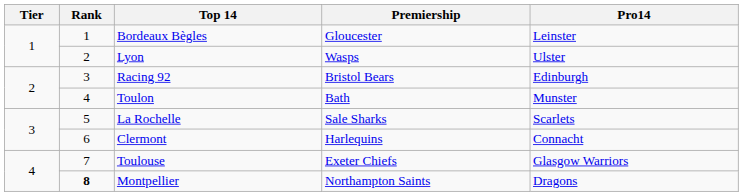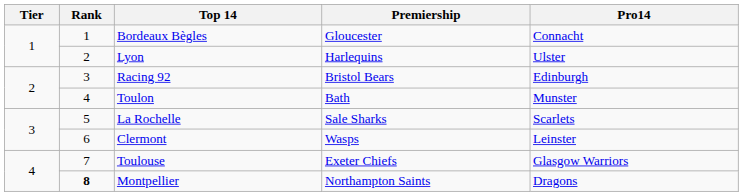(554, 35) Leinster -> (558, 35) Connacht
(342, 56) Wasps -> (354, 56) Harlequins
(354, 139) Harlequins -> (342, 139) Wasps
(558, 139) Connacht -> (554, 139) Leinster
